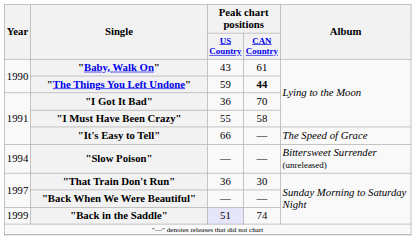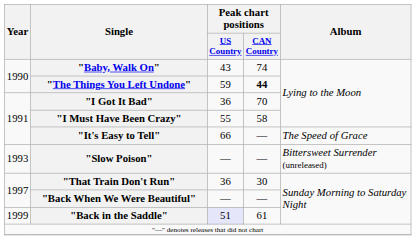(262, 67) 61 -> (262, 67) 74
(18, 158) 1994 -> (18, 158) 1993
(262, 215) 74 -> (262, 215) 61
